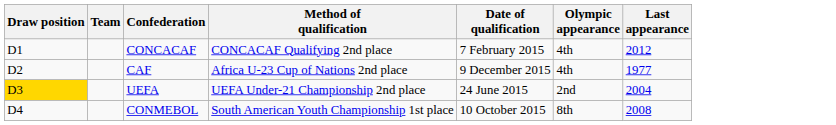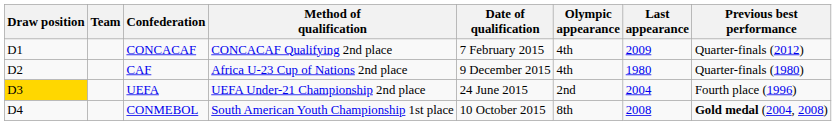+ column: (761, 21)
(639, 49) 2012 -> (639, 49) 2009
(639, 69) 1977 -> (639, 69) 1980
